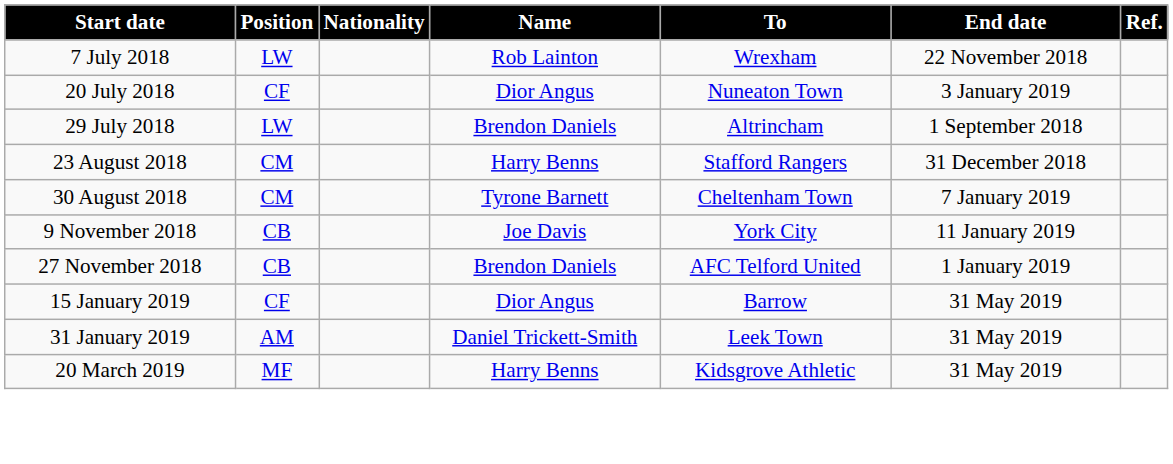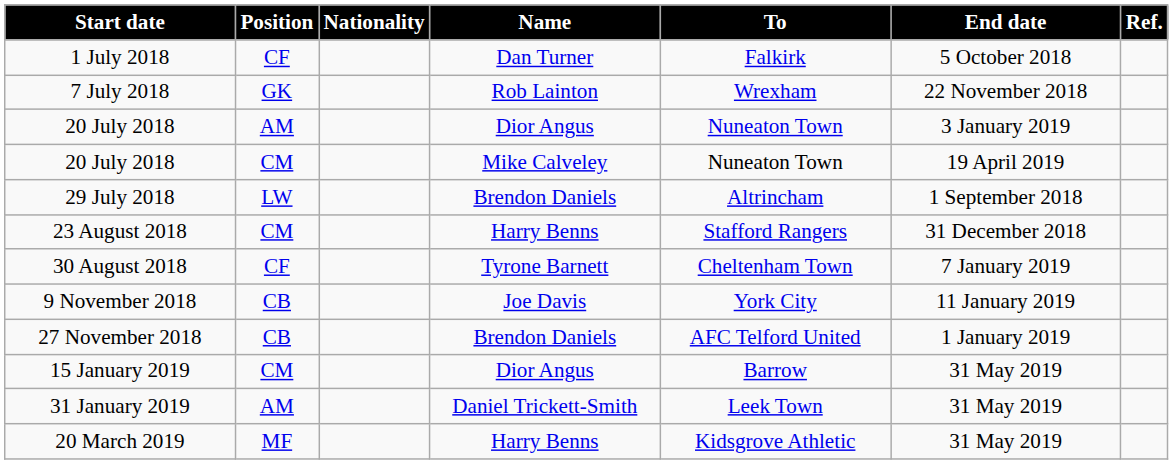+ row: (120, 57)
(277, 57) LW -> (277, 92) GK
(277, 92) CF -> (277, 127) AM
+ row: (120, 161)
(277, 196) CM -> (277, 266) CF
(277, 301) CF -> (277, 371) CM
